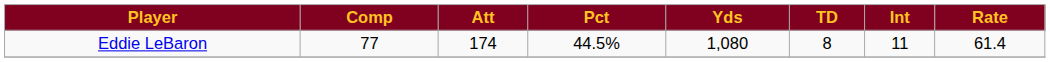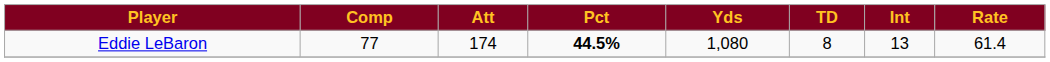(597, 43) normal -> (597, 43) bold
(900, 43) 11 -> (900, 43) 13
